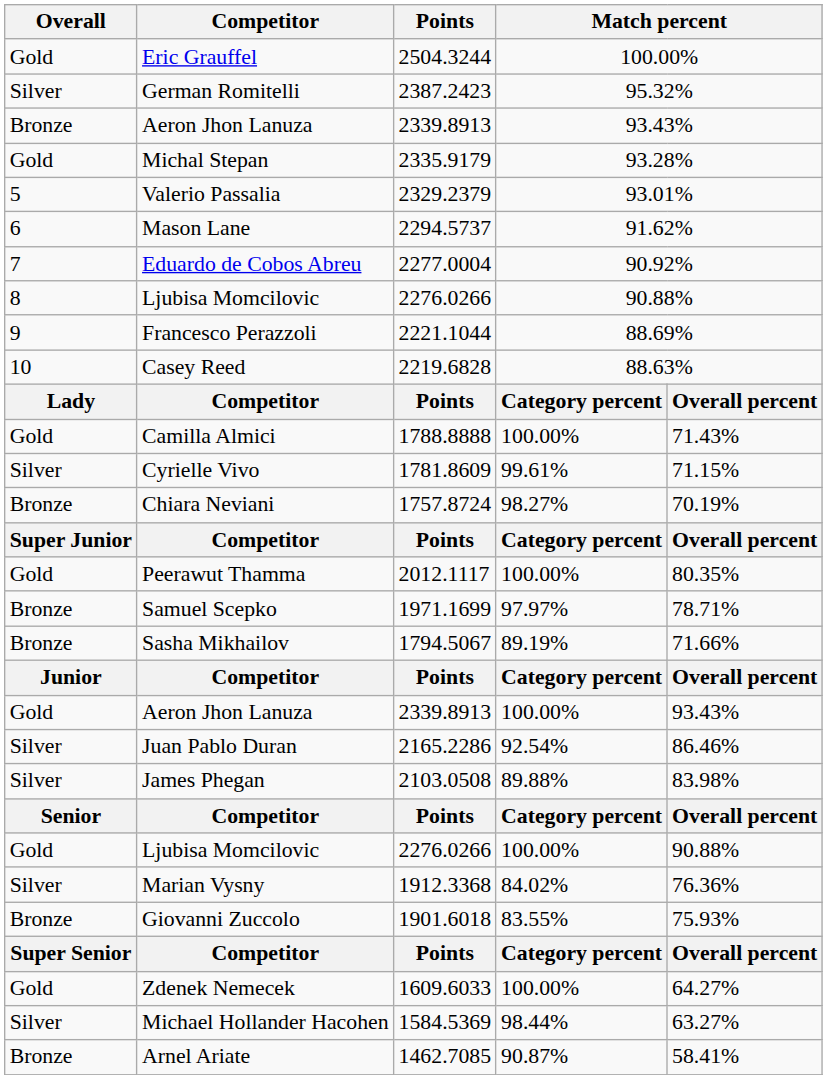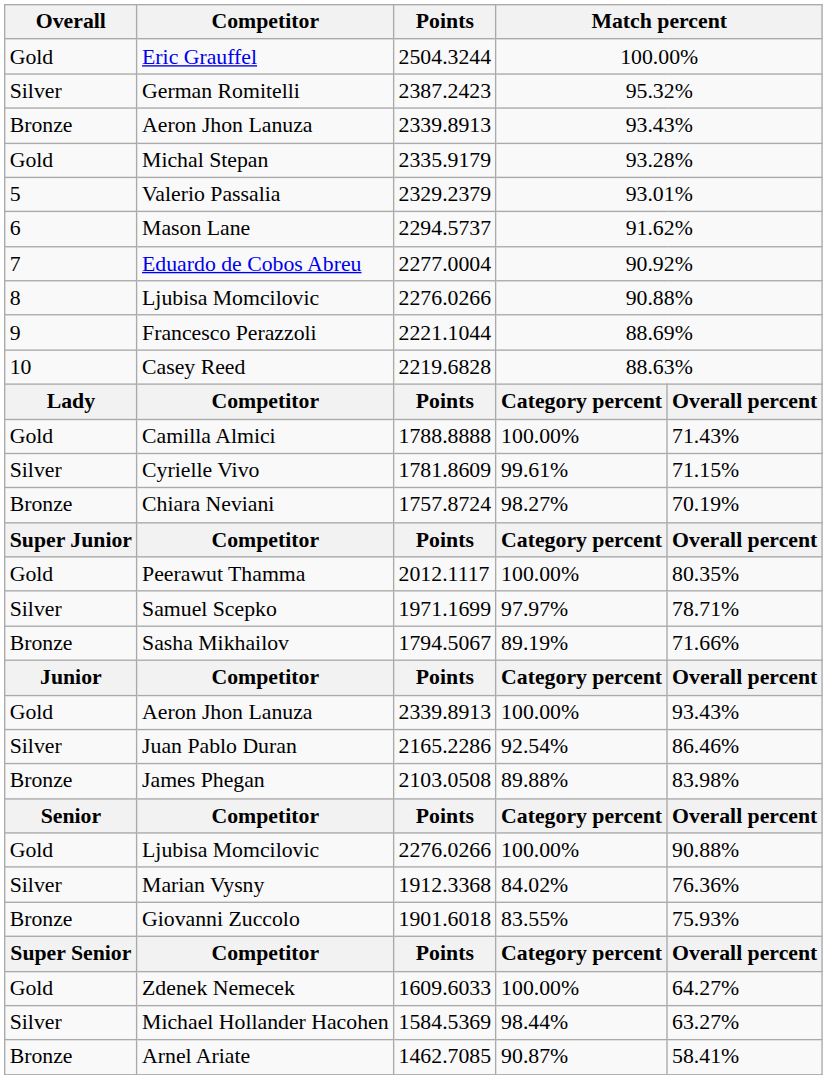(41, 608) Bronze -> (36, 608) Silver
(36, 780) Silver -> (41, 780) Bronze
